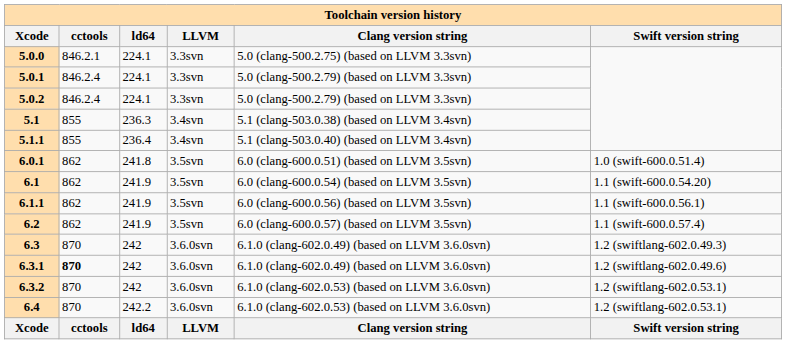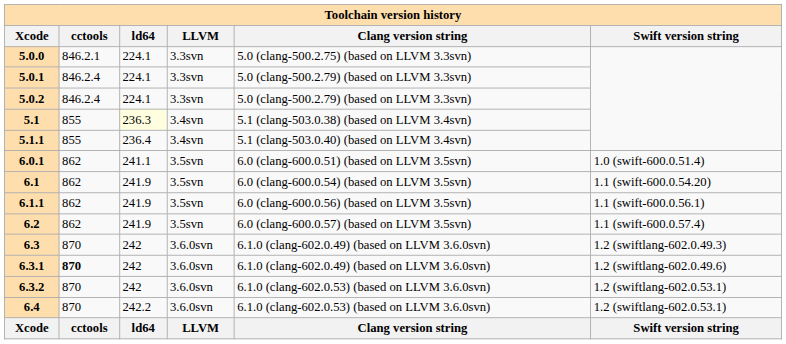(137, 119) no background -> (137, 119) lightyellow background
(137, 161) 241.8 -> (137, 161) 241.1
